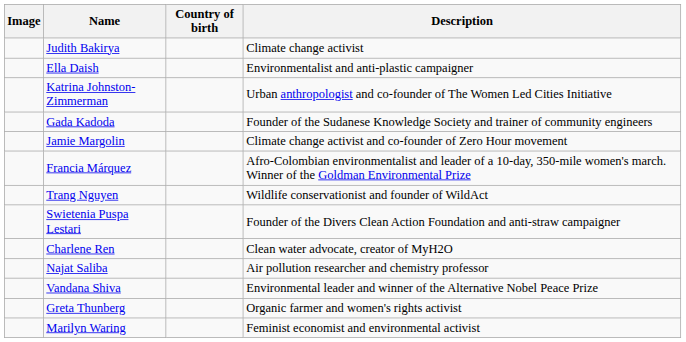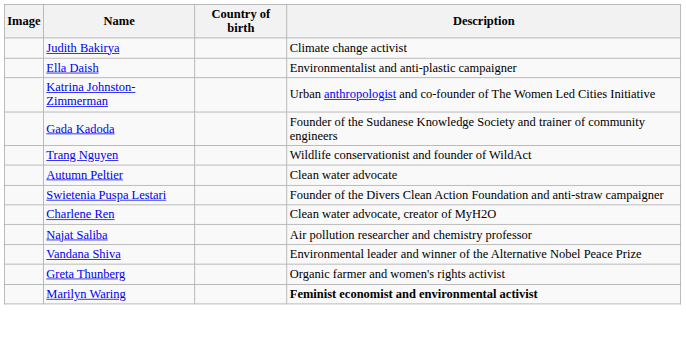- row: (86, 141)
- row: (89, 168)
+ row: (85, 175)
(363, 327) normal -> (414, 294) bold
